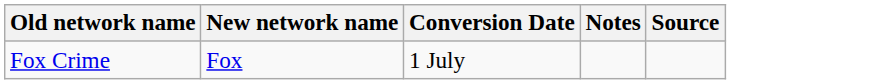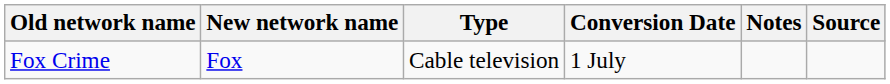+ column: (484, 22)
